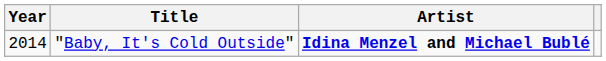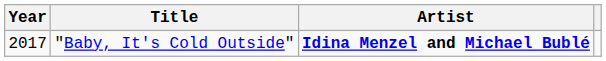(28, 44) 2014 -> (28, 44) 2017
